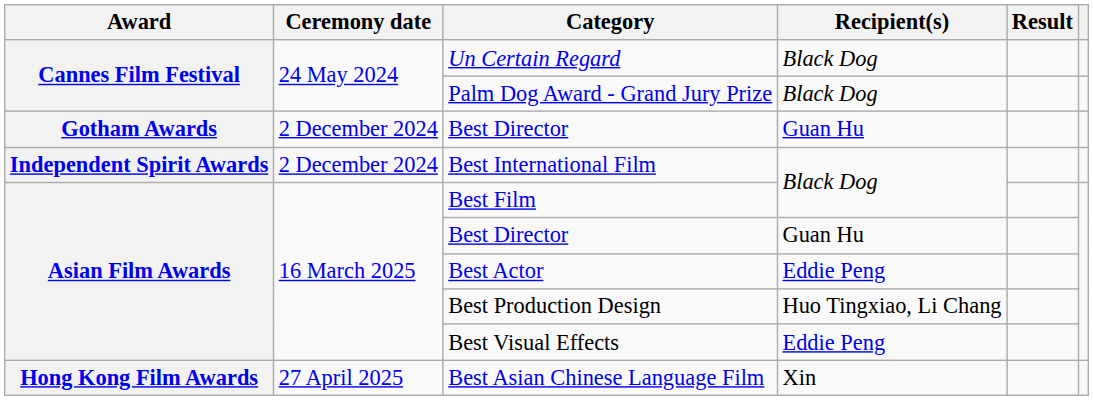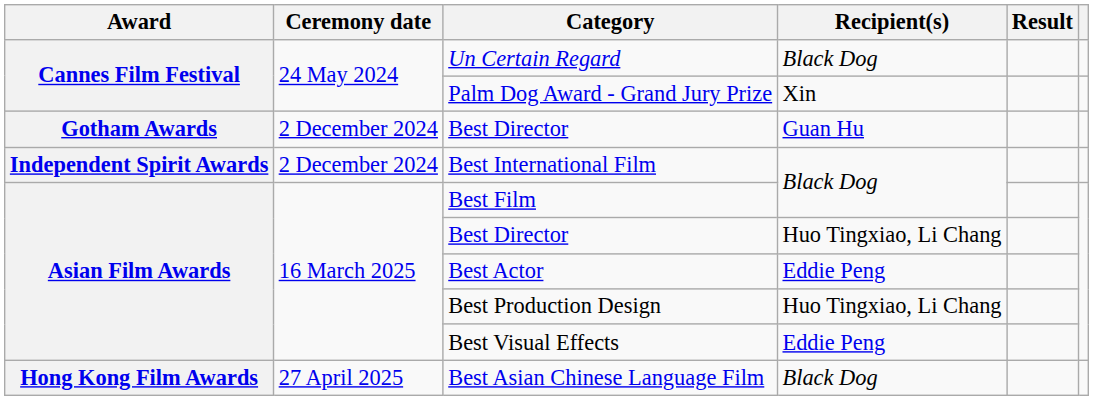(830, 93) Black Dog -> (799, 93) Xin
(823, 235) Guan Hu -> (892, 235) Huo Tingxiao, Li Chang
(799, 377) Xin -> (830, 377) Black Dog
